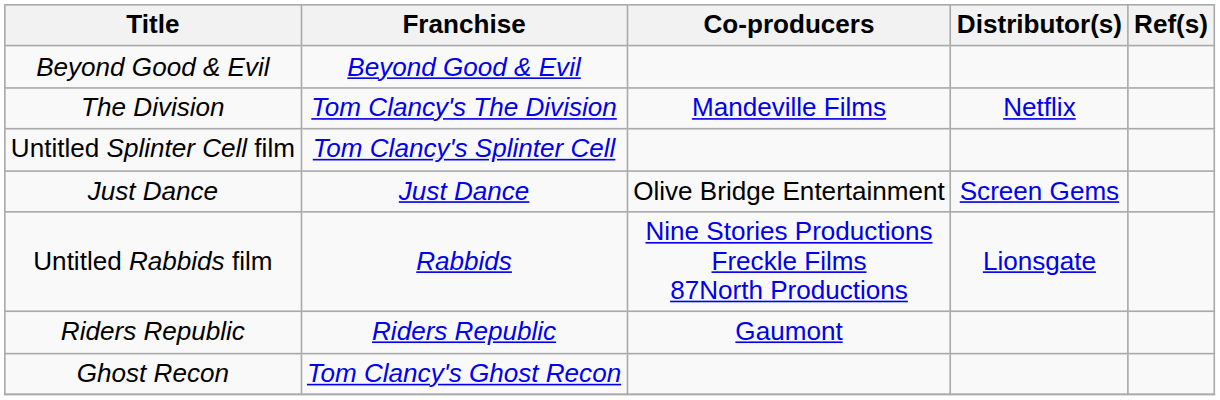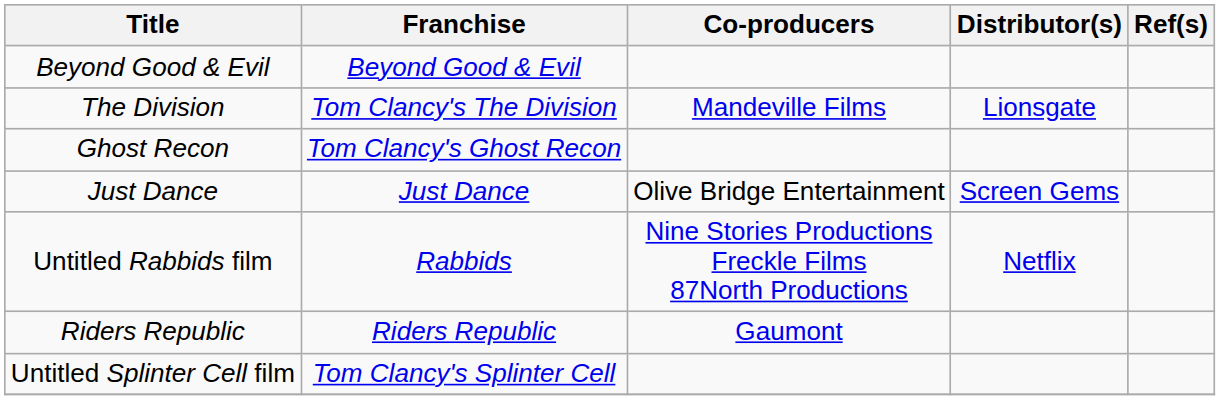(1039, 107) Netflix -> (1039, 107) Lionsgate
rows swapped: (153, 373) <-> (153, 149)
(1039, 261) Lionsgate -> (1039, 261) Netflix
